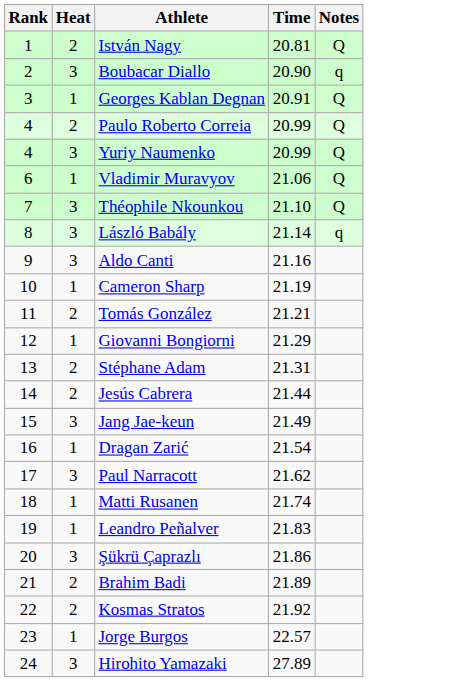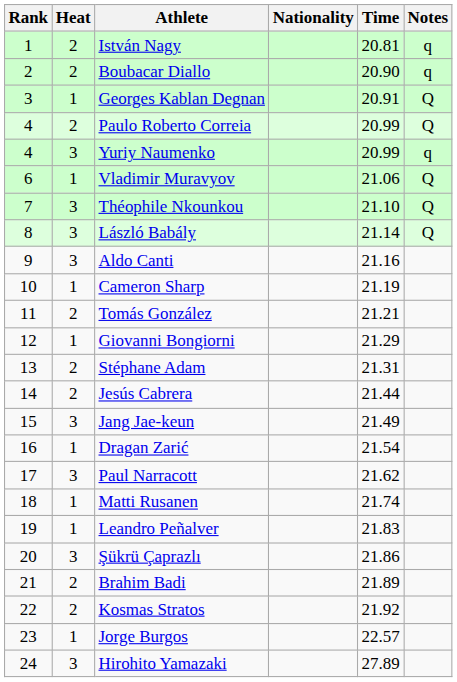+ column: (313, 17)
(339, 44) Q -> (428, 44) q
(73, 71) 3 -> (73, 71) 2
(339, 152) Q -> (428, 152) q
(339, 233) q -> (428, 233) Q
